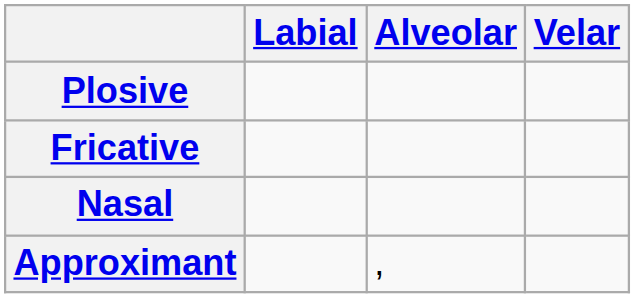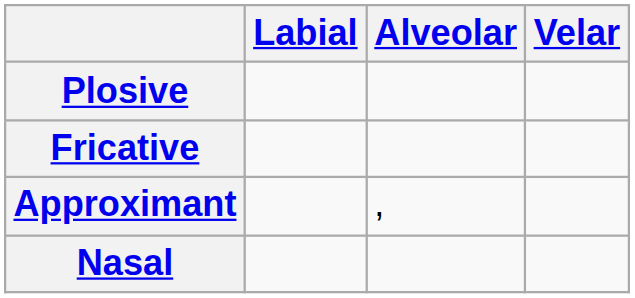rows swapped: (125, 205) <-> (125, 262)
